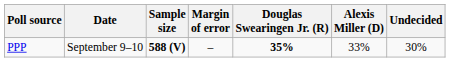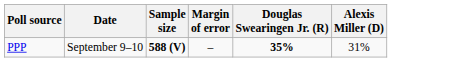- column: (416, 21)
(359, 47) 33% -> (359, 47) 31%
